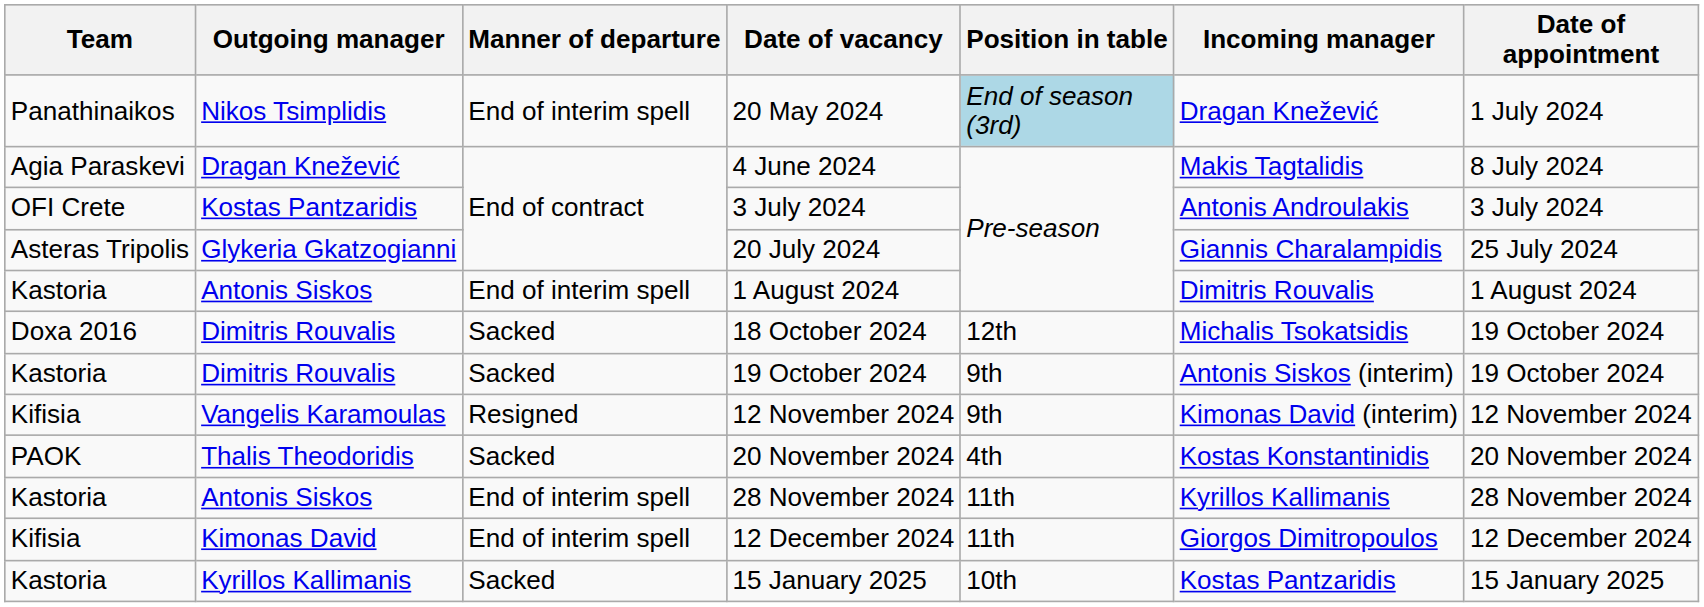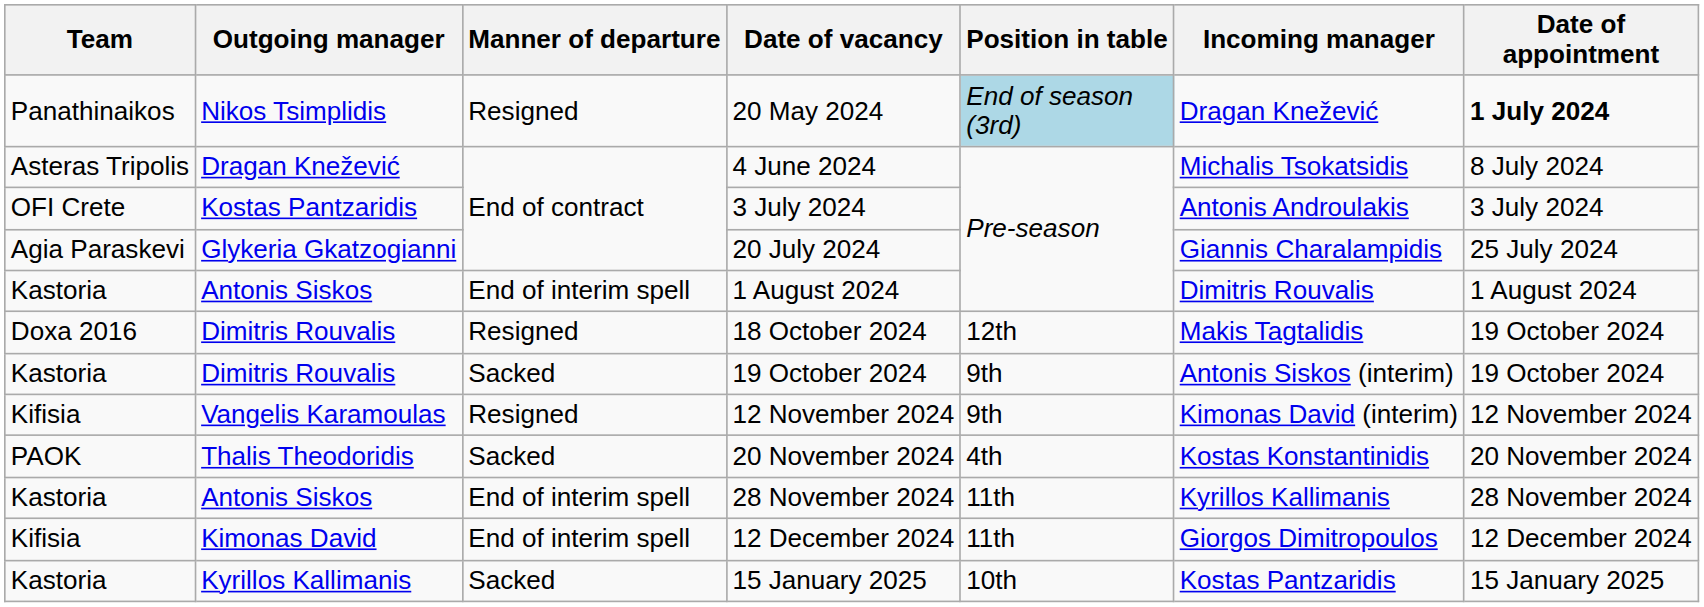(579, 110) End of interim spell -> (523, 110) Resigned
(1537, 110) normal -> (1540, 110) bold
(98, 166) Agia Paraskevi -> (100, 166) Asteras Tripolis
(1272, 166) Makis Tagtalidis -> (1294, 166) Michalis Tsokatsidis
(100, 249) Asteras Tripolis -> (98, 249) Agia Paraskevi
(512, 332) Sacked -> (523, 332) Resigned
(1294, 332) Michalis Tsokatsidis -> (1272, 332) Makis Tagtalidis
